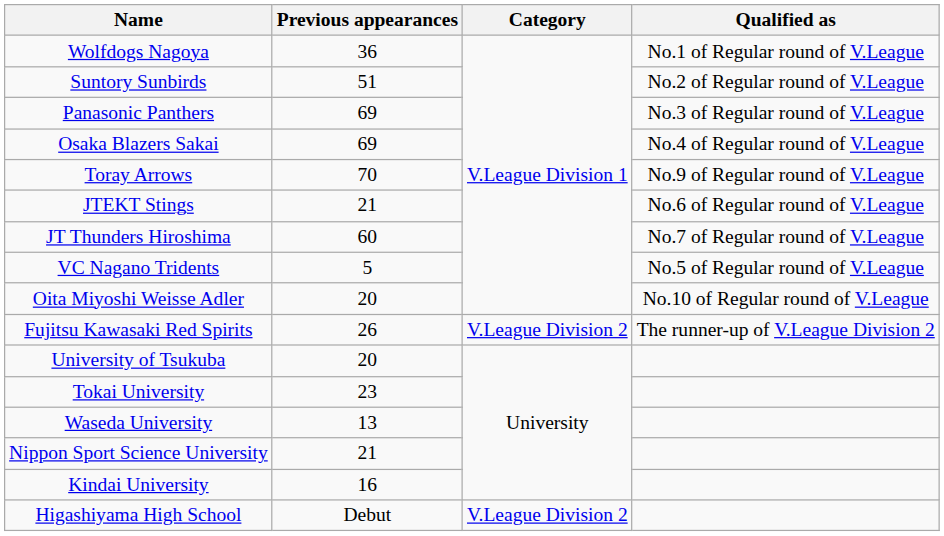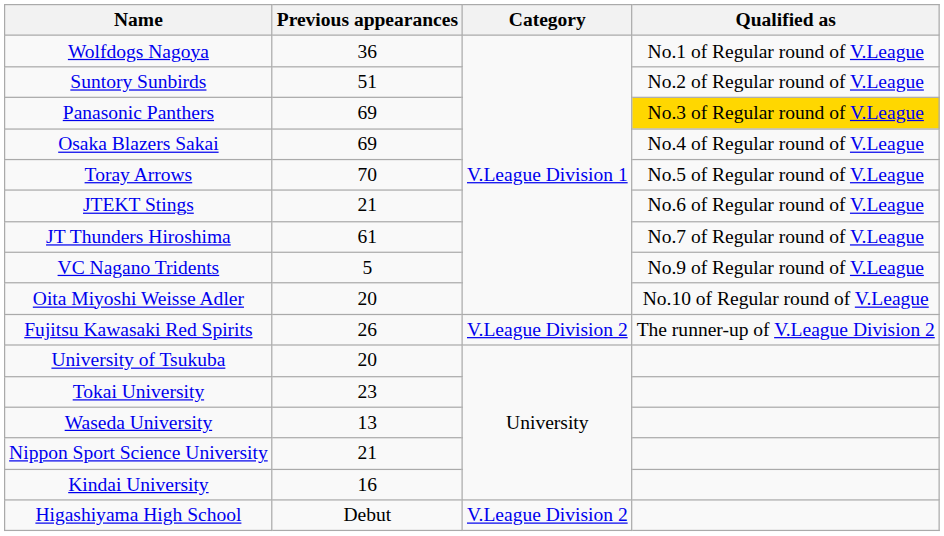(786, 112) no background -> (786, 112) gold background
(786, 174) No.9 of Regular round of V.League -> (786, 174) No.5 of Regular round of V.League
(367, 236) 60 -> (367, 236) 61
(786, 267) No.5 of Regular round of V.League -> (786, 267) No.9 of Regular round of V.League
